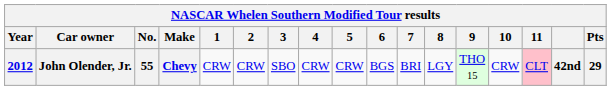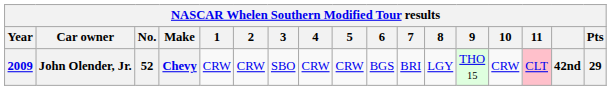(20, 66) 2012 -> (20, 66) 2009
(147, 66) 55 -> (147, 66) 52
